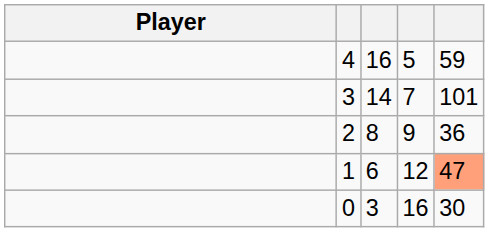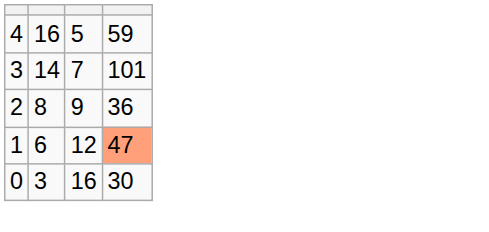- column: (171, 23)
